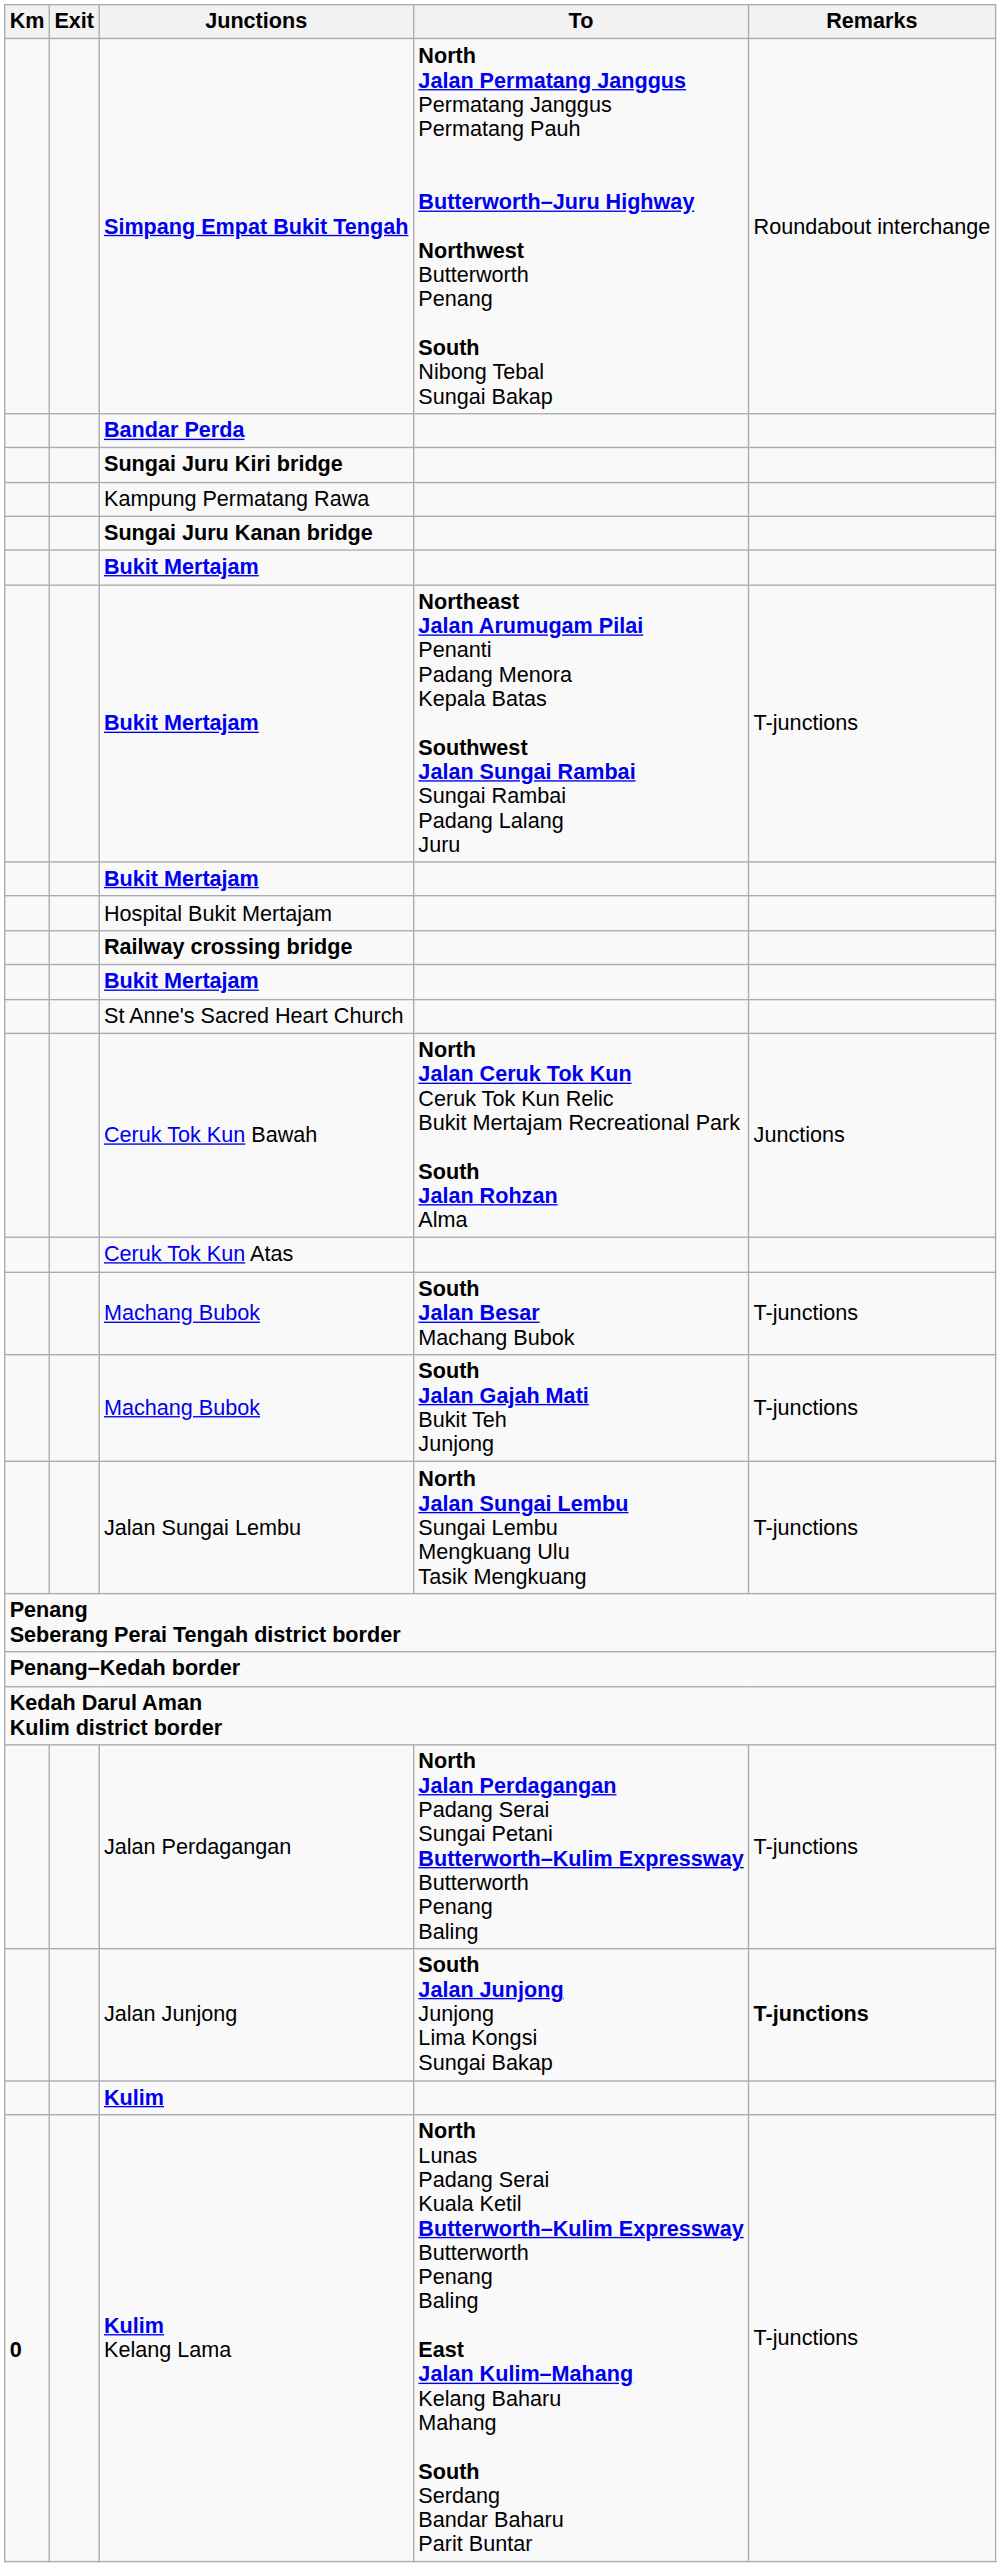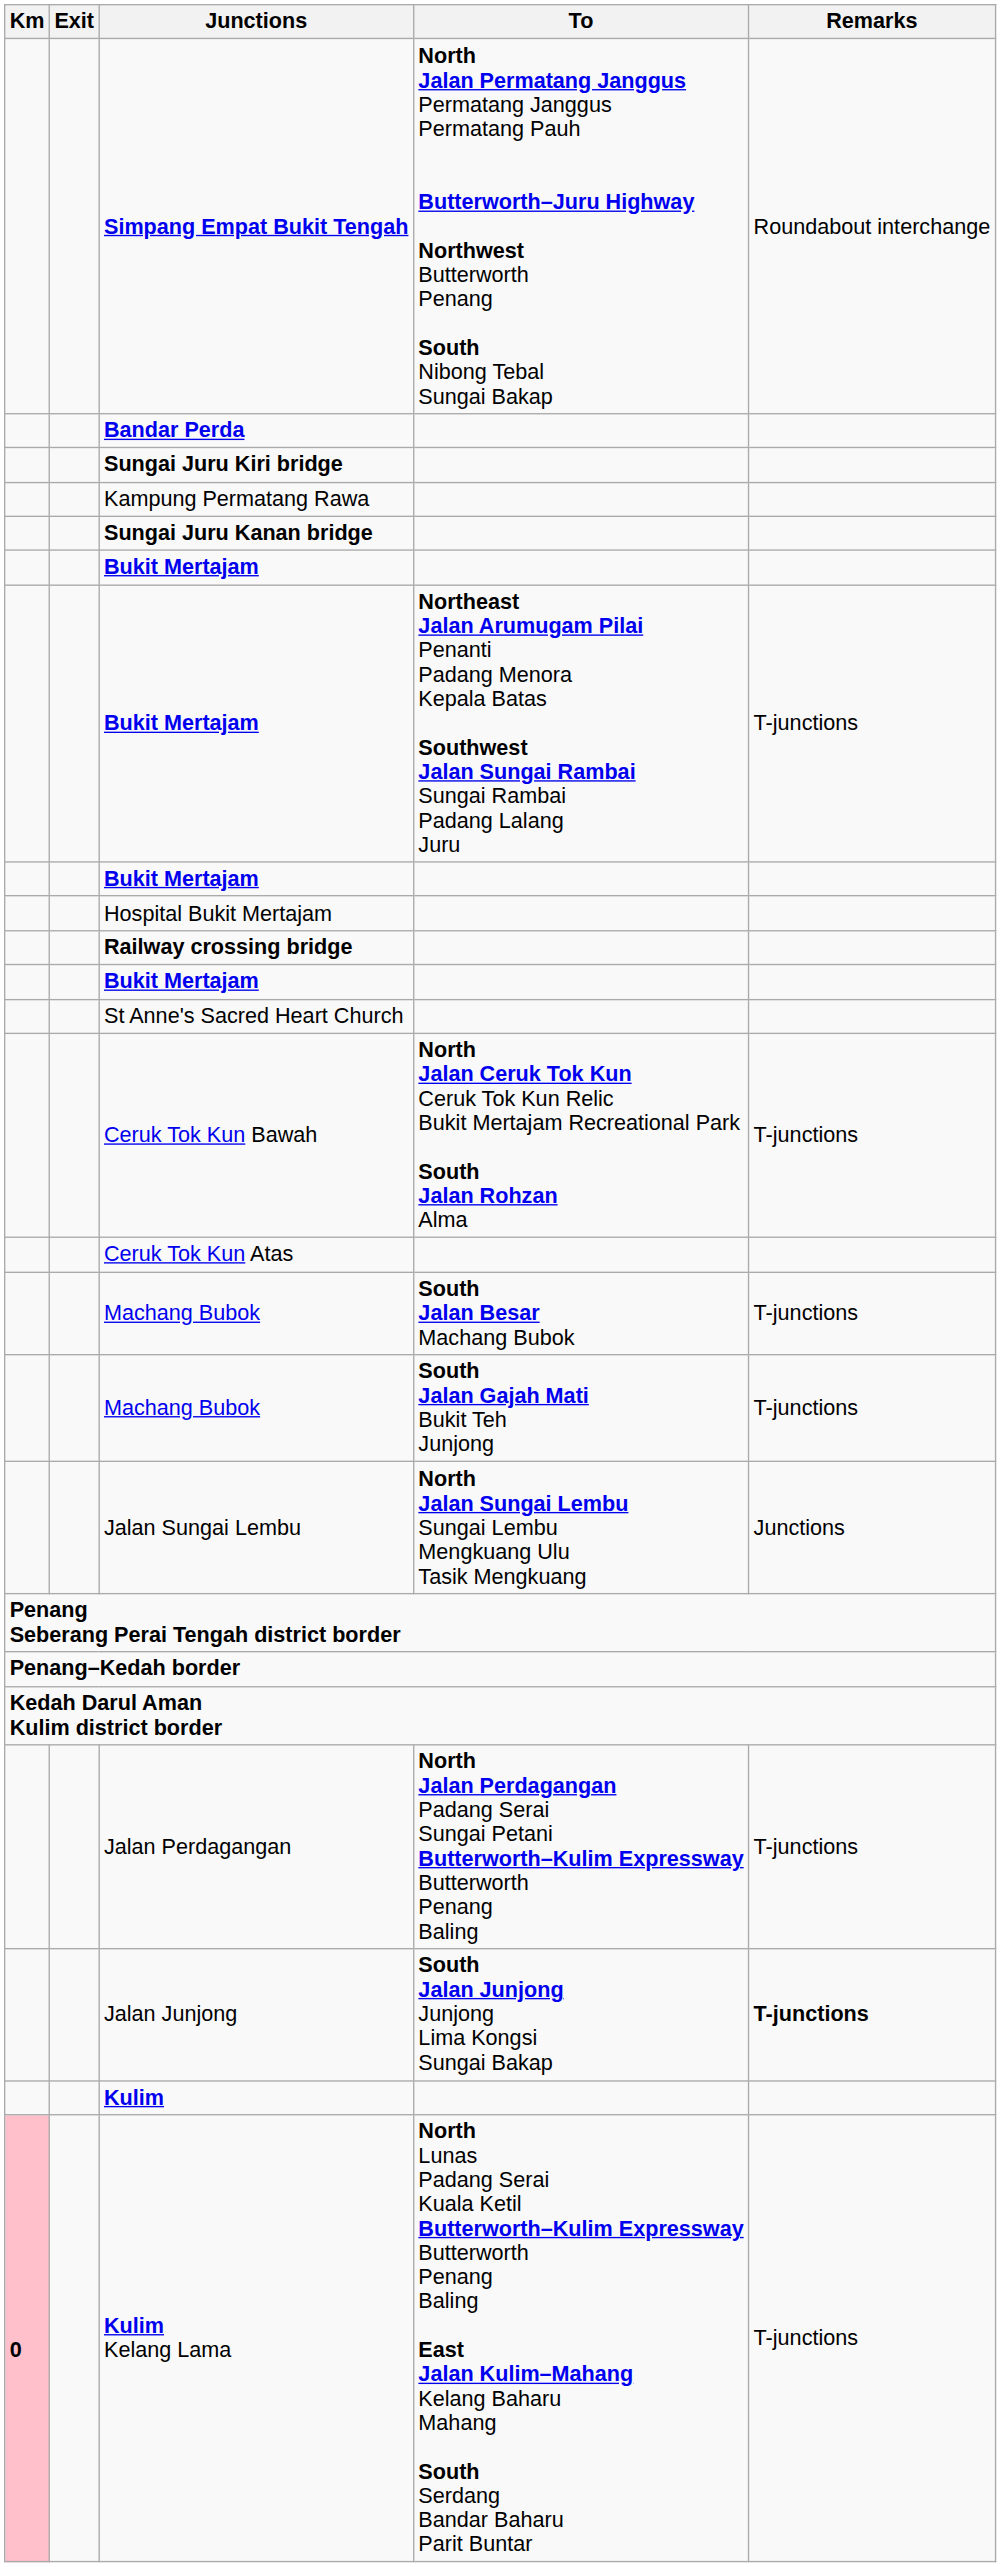(799, 1135) Junctions -> (806, 1135) T-junctions
(806, 1527) T-junctions -> (799, 1527) Junctions
(16, 2350) no background -> (16, 2350) pink background
